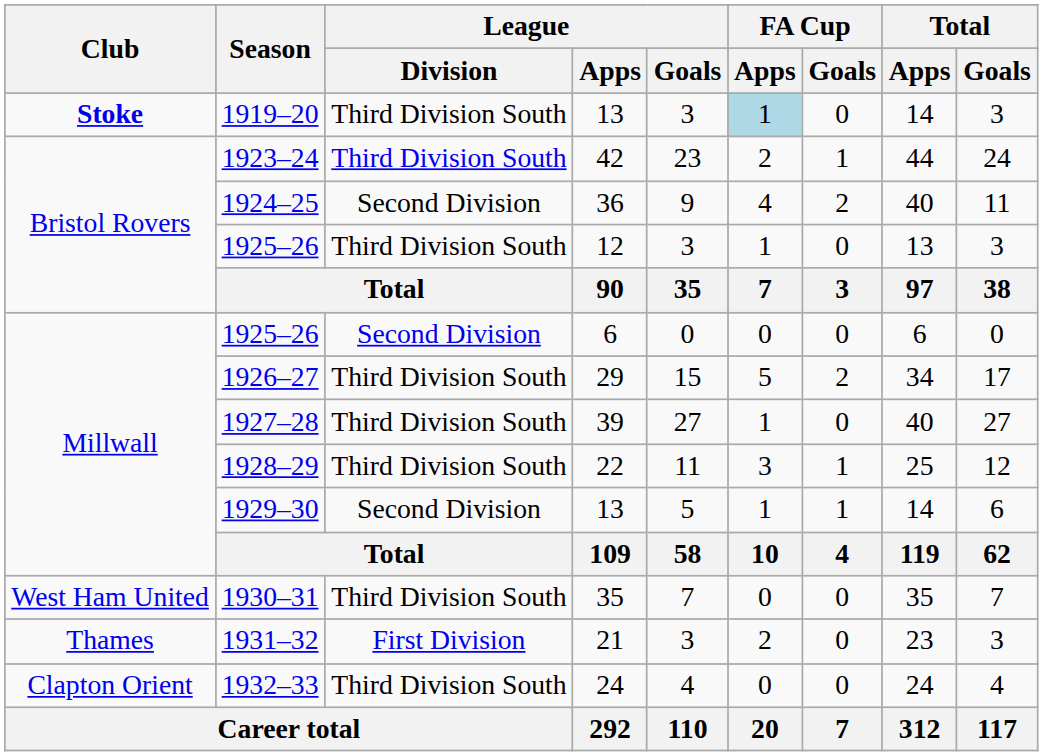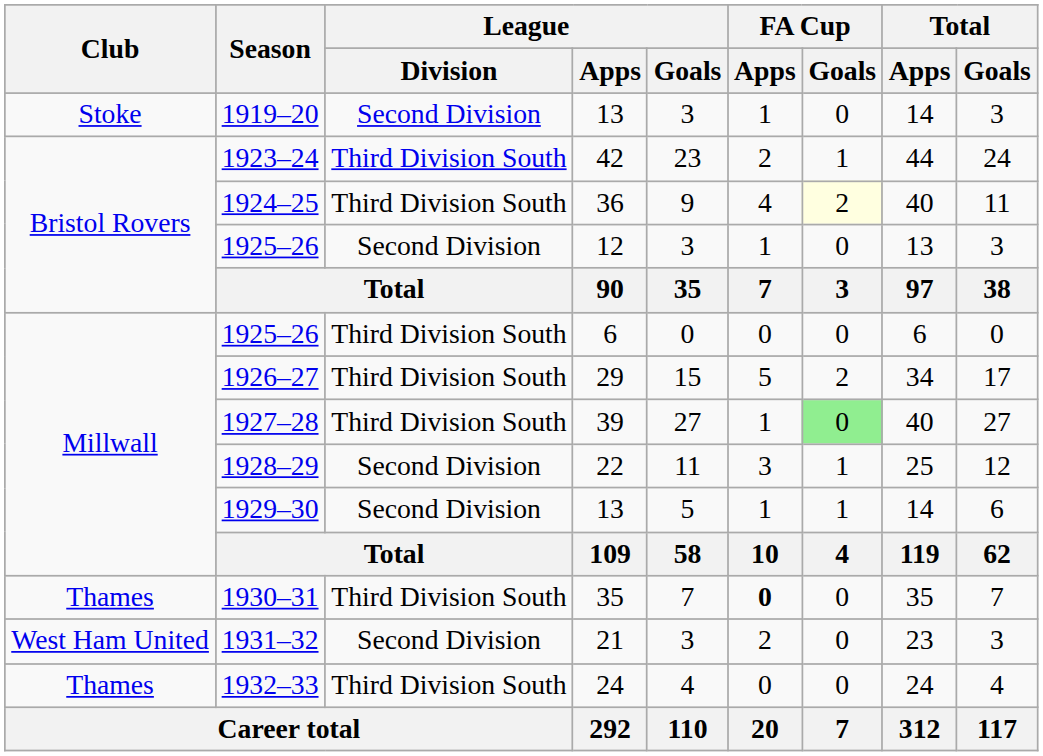(110, 114) bold -> (110, 114) normal
(449, 114) Third Division South -> (449, 114) Second Division
(765, 114) lightblue background -> (765, 114) no background
(449, 202) Second Division -> (449, 202) Third Division South
(842, 202) no background -> (842, 202) lightyellow background
(449, 245) Third Division South -> (449, 245) Second Division
(449, 333) Second Division -> (449, 333) Third Division South
(842, 421) no background -> (842, 421) lightgreen background
(449, 465) Third Division South -> (449, 465) Second Division
(110, 597) West Ham United -> (110, 597) Thames
(765, 597) normal -> (765, 597) bold
(110, 641) Thames -> (110, 641) West Ham United
(449, 641) First Division -> (449, 641) Second Division
(110, 684) Clapton Orient -> (110, 684) Thames
